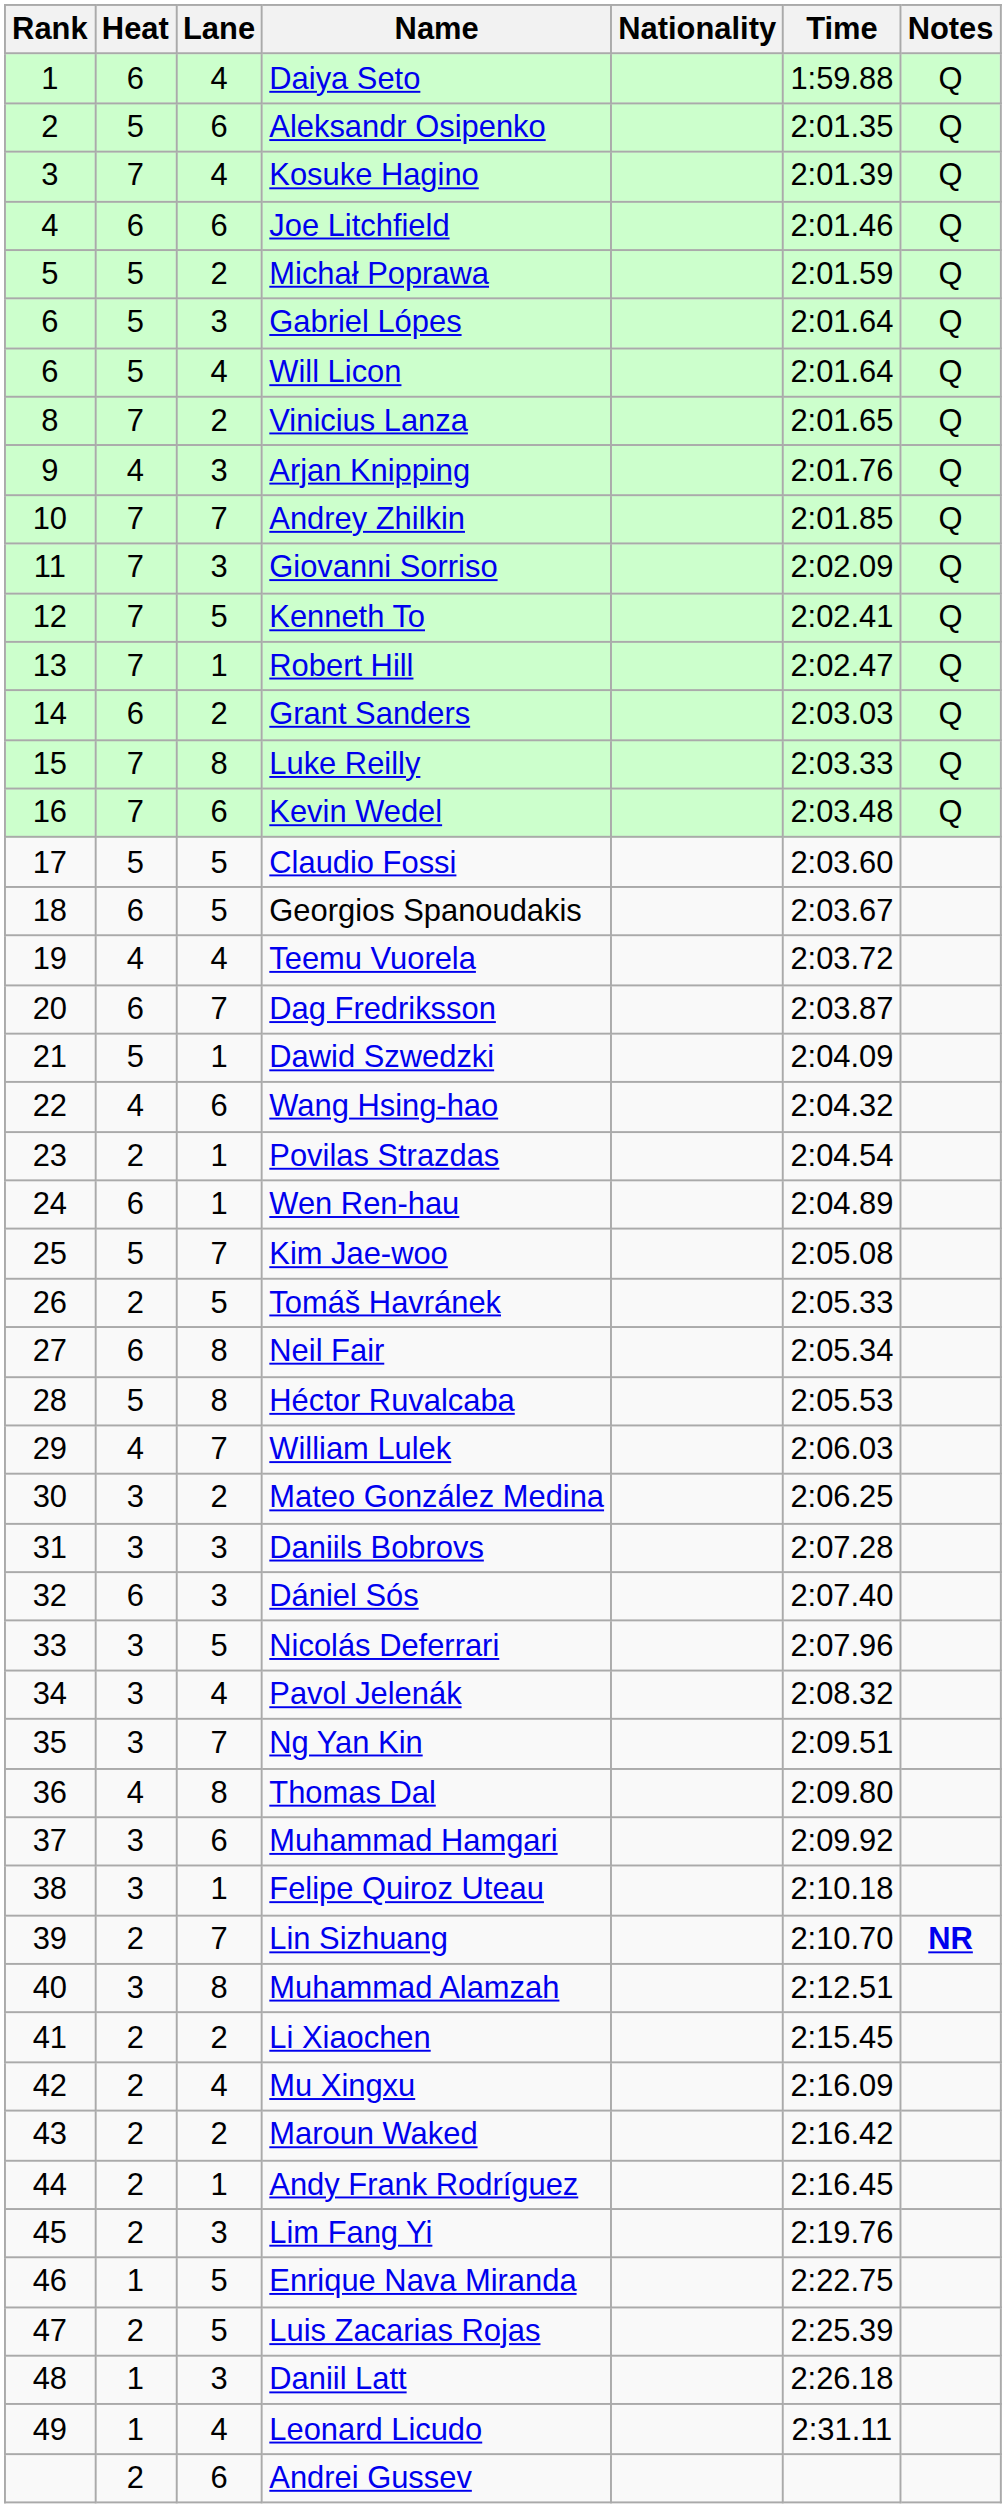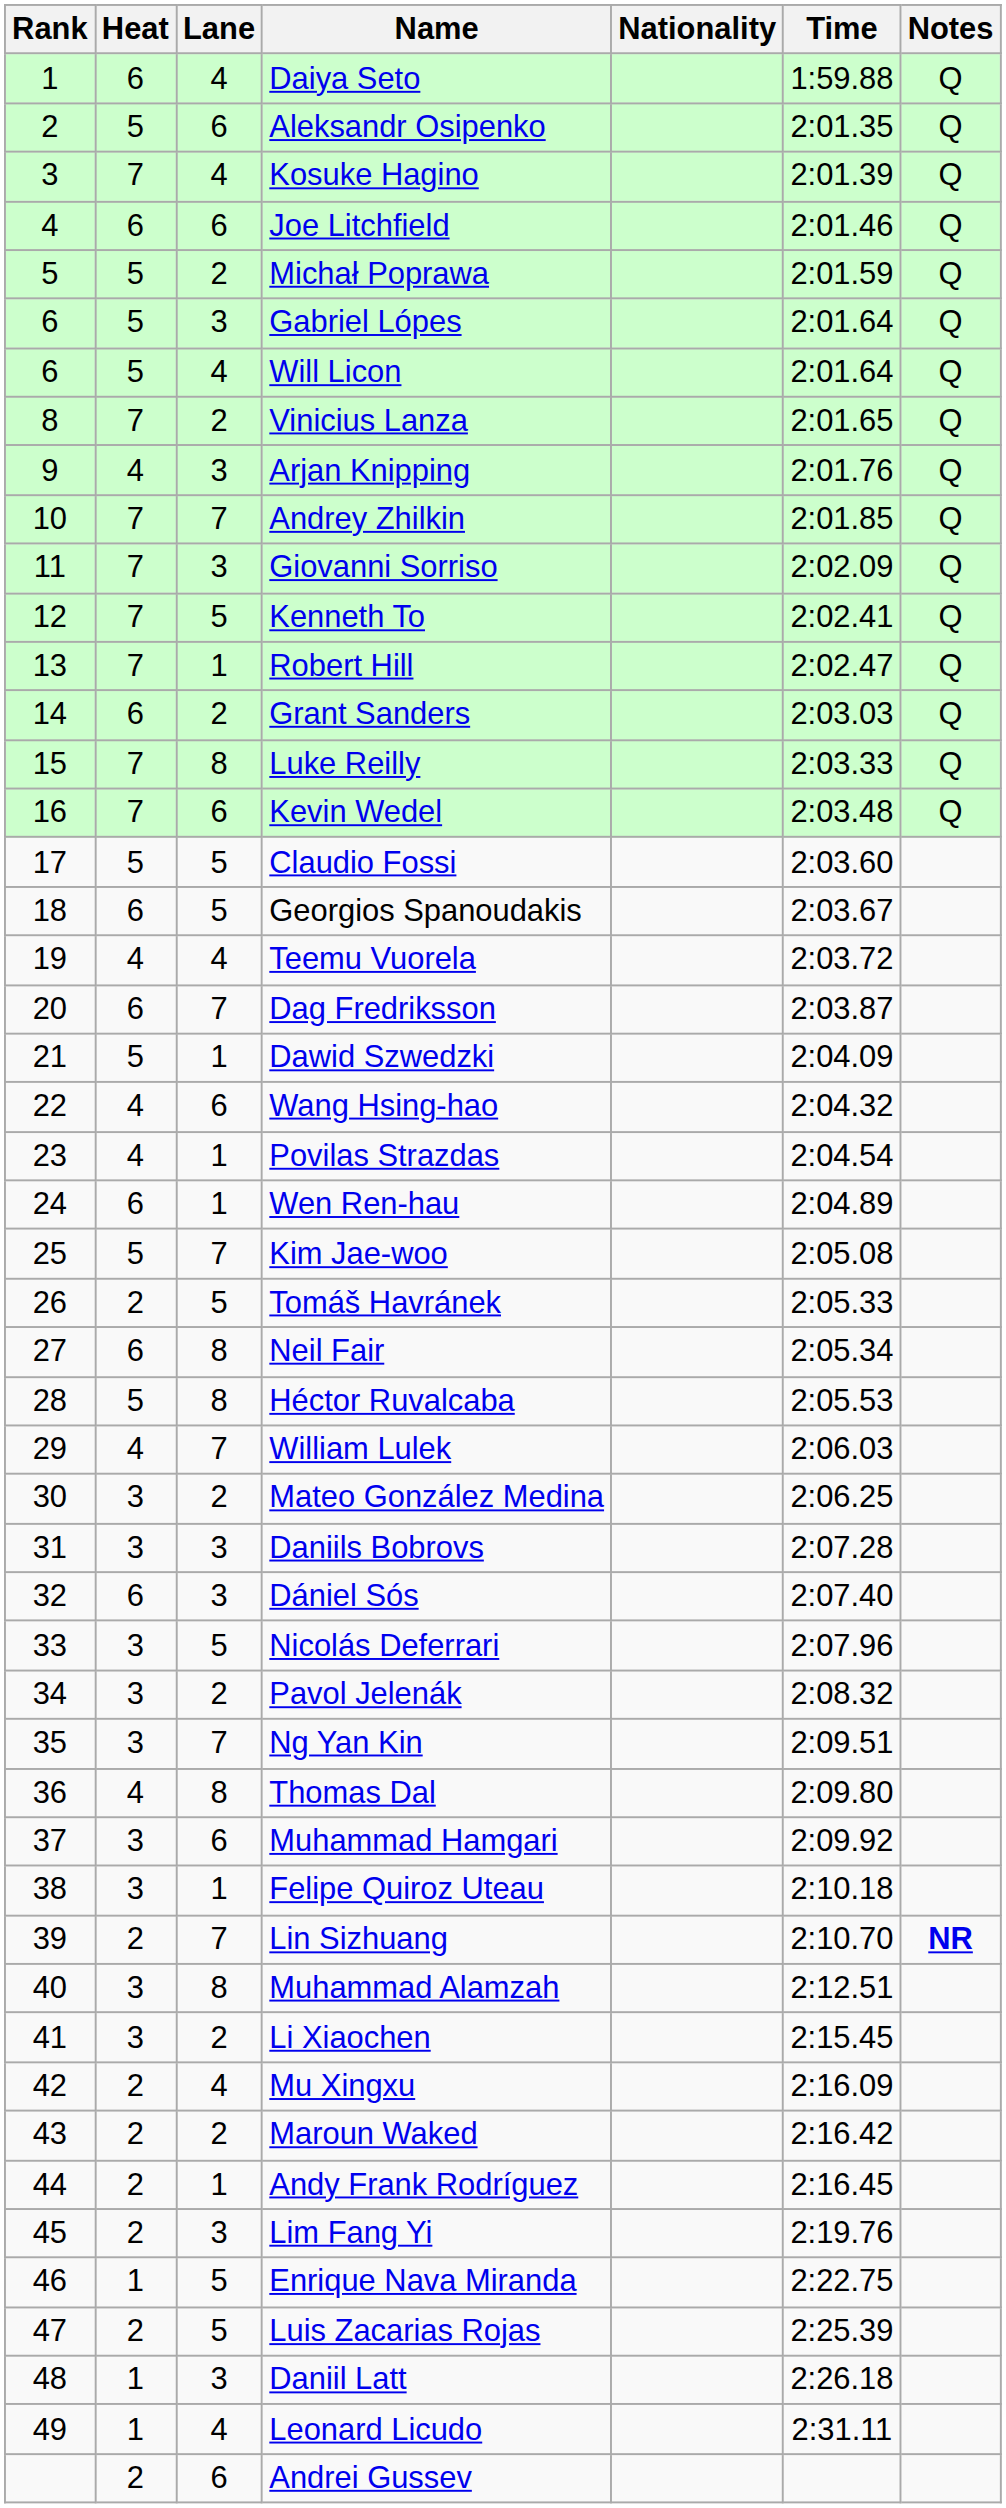(135, 1155) 2 -> (135, 1155) 4
(219, 1694) 4 -> (219, 1694) 2
(135, 2036) 2 -> (135, 2036) 3
